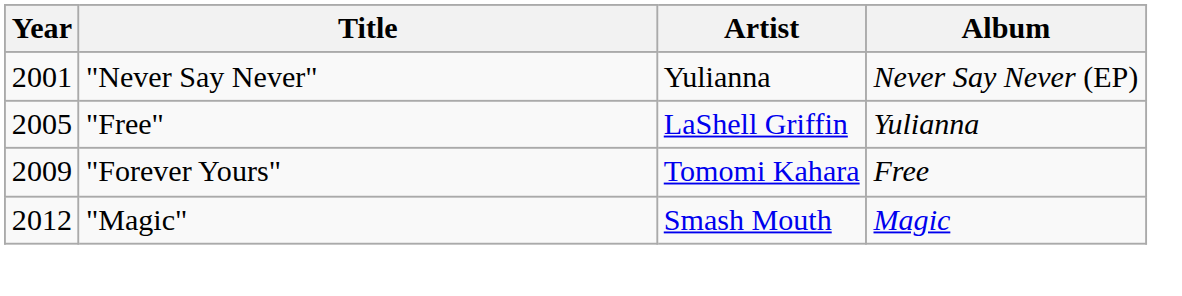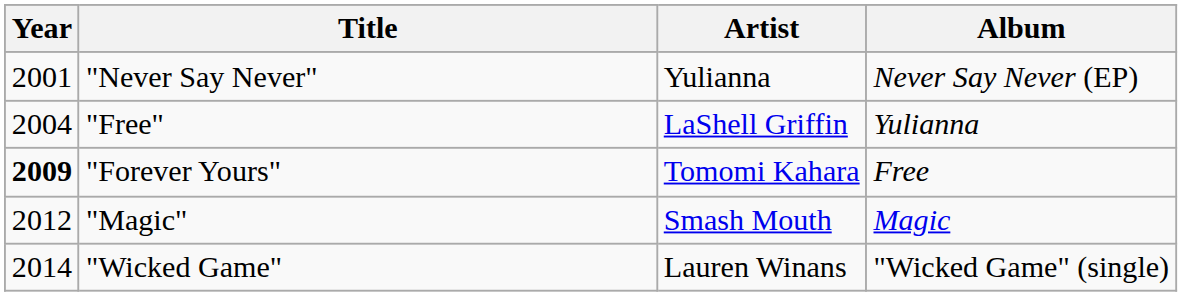(42, 123) 2005 -> (42, 123) 2004
(42, 171) normal -> (42, 171) bold
+ row: (184, 266)
